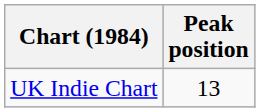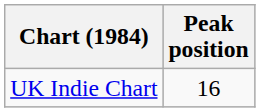(209, 87) 13 -> (209, 87) 16
